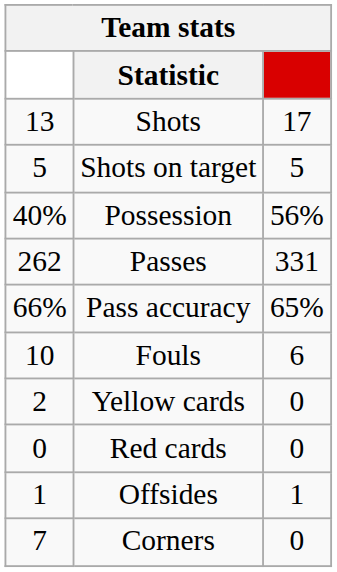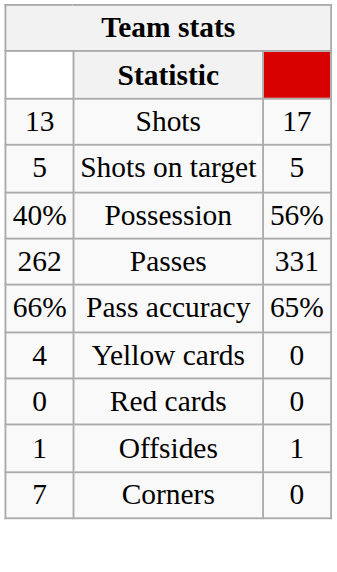- row: (168, 354)
(40, 401) 2 -> (40, 354) 4
